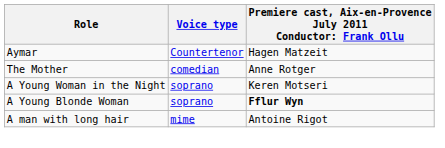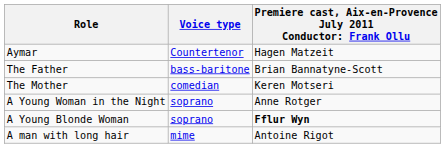+ row: (37, 69)
(282, 69) Anne Rotger -> (294, 86) Keren Motseri
(288, 86) Keren Motseri -> (288, 102) Anne Rotger
